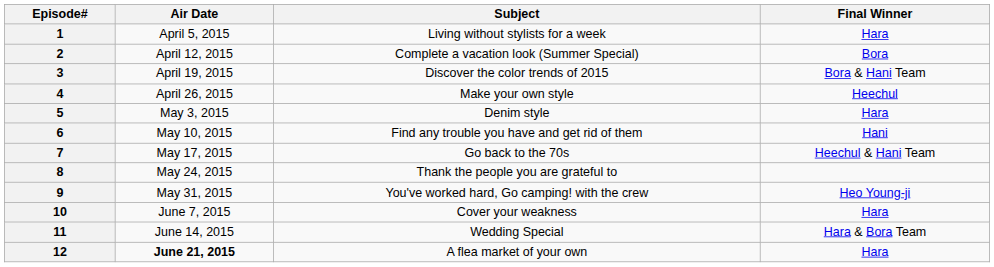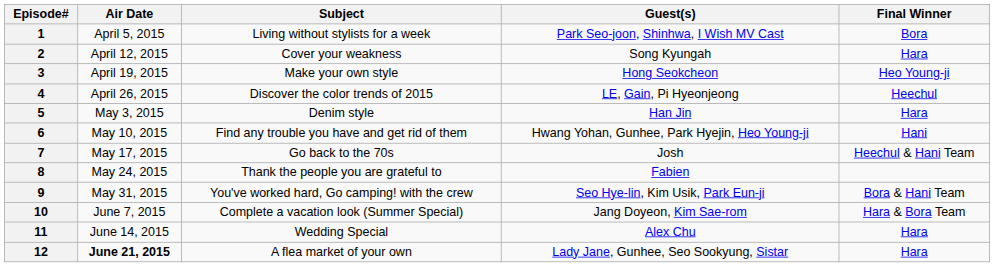+ column: (670, 14)
(875, 34) Hara -> (914, 34) Bora
(517, 53) Complete a vacation look (Summer Special) -> (341, 53) Cover your weakness
(875, 53) Bora -> (914, 53) Hara
(517, 73) Discover the color trends of 2015 -> (341, 73) Make your own style
(875, 73) Bora & Hani Team -> (914, 73) Heo Young-ji
(517, 93) Make your own style -> (341, 93) Discover the color trends of 2015
(875, 192) Heo Young-ji -> (914, 192) Bora & Hani Team
(517, 212) Cover your weakness -> (341, 212) Complete a vacation look (Summer Special)
(875, 212) Hara -> (914, 212) Hara & Bora Team
(875, 232) Hara & Bora Team -> (914, 232) Hara
